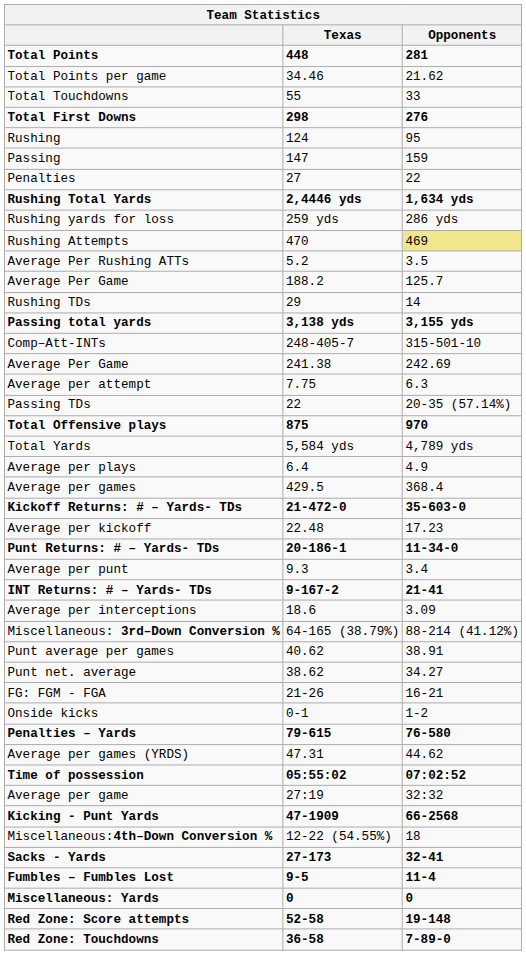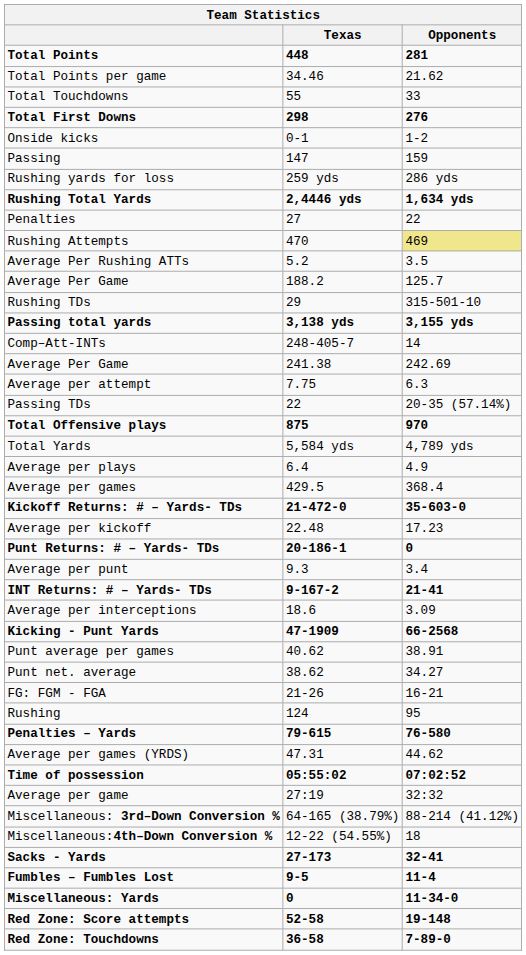rows swapped: (34, 138) <-> (53, 714)
rows swapped: (42, 179) <-> (91, 220)
(413, 302) 14 -> (443, 302) 315-501-10
(443, 344) 315-501-10 -> (413, 344) 14
(432, 549) 11-34-0 -> (409, 549) 0
rows swapped: (83, 816) <-> (144, 631)
(409, 898) 0 -> (432, 898) 11-34-0
